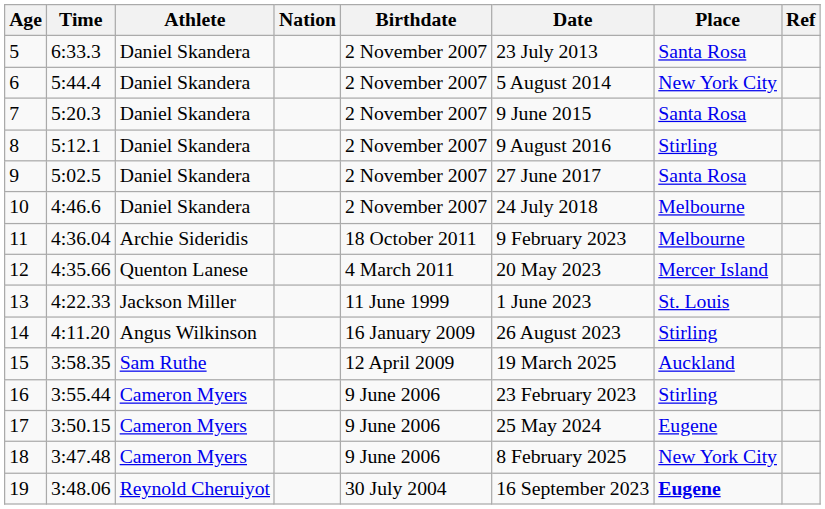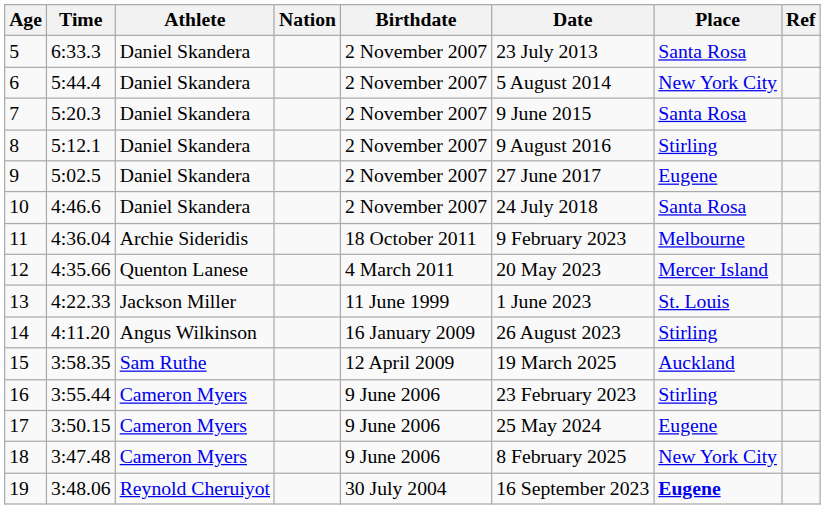(702, 176) Santa Rosa -> (688, 176) Eugene
(701, 207) Melbourne -> (702, 207) Santa Rosa
